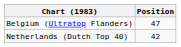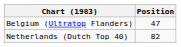(155, 36) 42 -> (155, 36) 82
